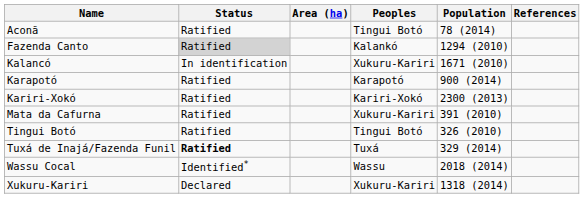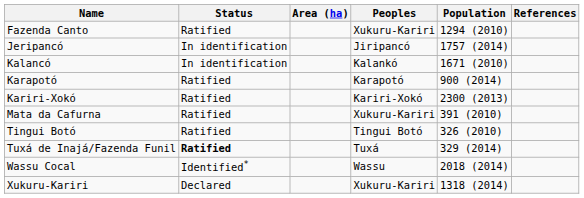- row: (23, 30)
(206, 47) lightgrey background -> (206, 30) no background
(376, 47) Kalankó -> (394, 30) Xukuru-Kariri
+ row: (35, 47)
(394, 64) Xukuru-Kariri -> (376, 64) Kalankó
